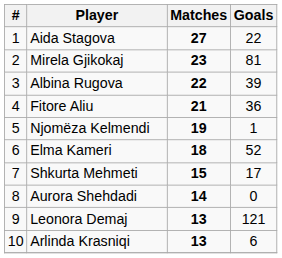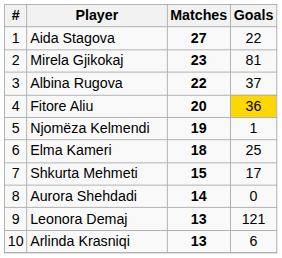(254, 83) 39 -> (254, 83) 37
(199, 106) 21 -> (199, 106) 20
(254, 106) no background -> (254, 106) gold background
(254, 151) 52 -> (254, 151) 25
